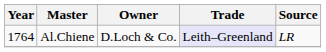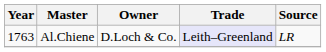(21, 36) 1764 -> (21, 36) 1763
